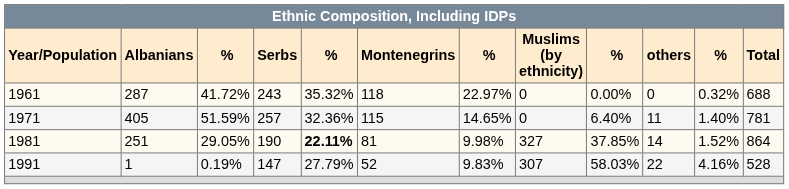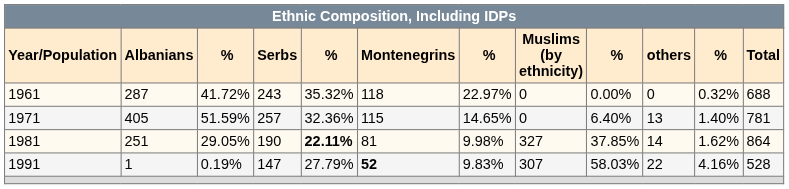(654, 118) 11 -> (655, 118) 13
(719, 141) 1.52% -> (719, 141) 1.62%
(369, 165) normal -> (369, 165) bold
